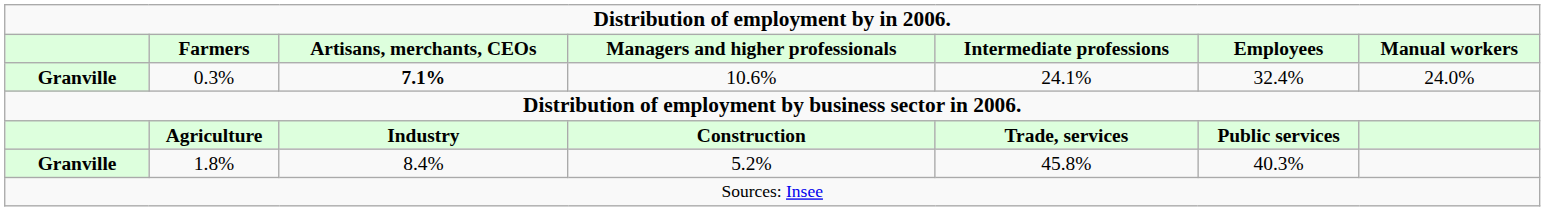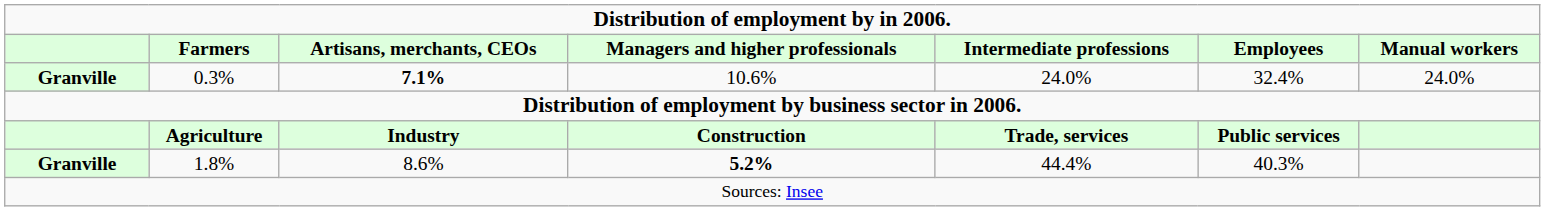(1066, 77) 24.1% -> (1066, 77) 24.0%
(423, 163) 8.4% -> (423, 163) 8.6%
(751, 163) normal -> (751, 163) bold
(1066, 163) 45.8% -> (1066, 163) 44.4%
